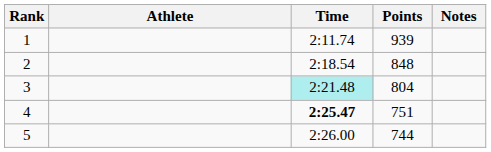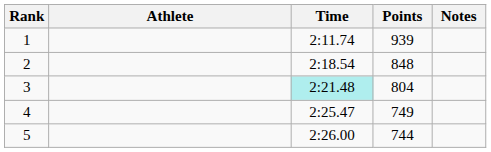(332, 111) bold -> (332, 111) normal
(402, 111) 751 -> (402, 111) 749
